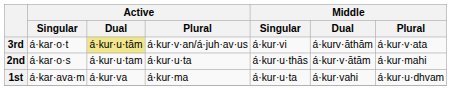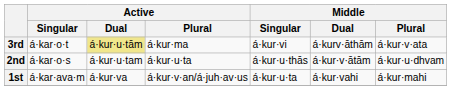(198, 45) á·kur·v·an/á·juh·av·us -> (168, 45) á·kur·ma
(402, 61) á·kur·mahi -> (411, 61) á·kur·u·dhvam
(168, 77) á·kur·ma -> (198, 77) á·kur·v·an/á·juh·av·us
(411, 77) á·kur·u·dhvam -> (402, 77) á·kur·mahi
